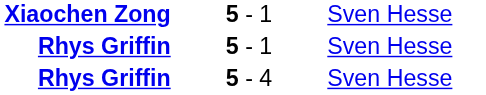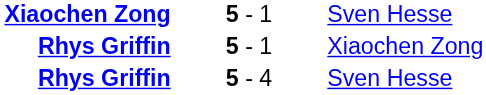(390, 46) Sven Hesse -> (405, 46) Xiaochen Zong
